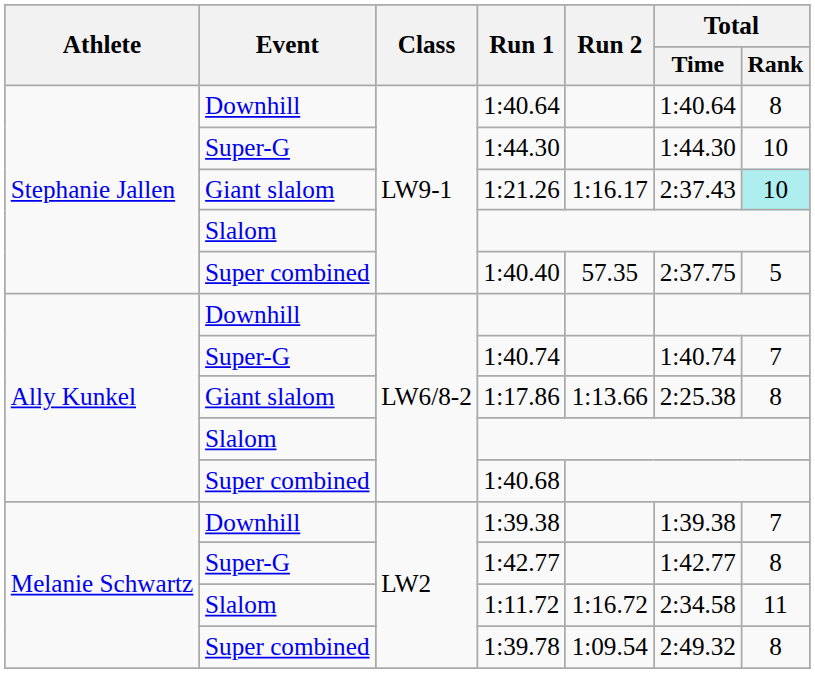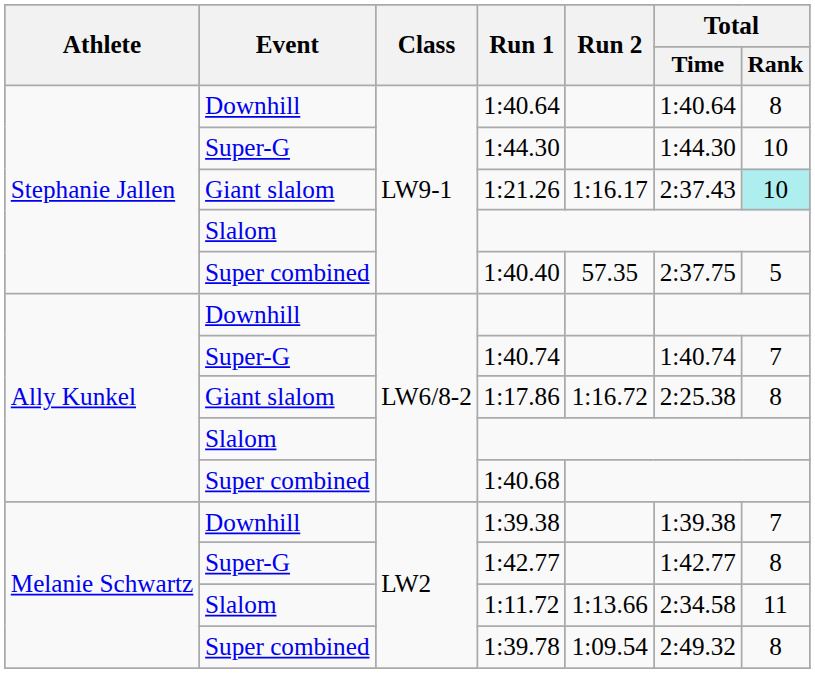(610, 397) 1:13.66 -> (610, 397) 1:16.72
(610, 605) 1:16.72 -> (610, 605) 1:13.66
